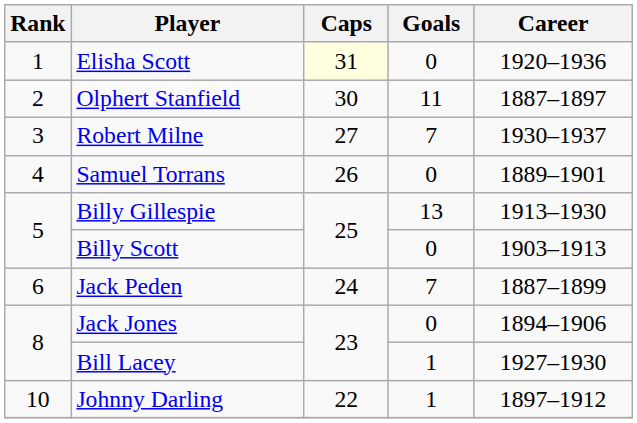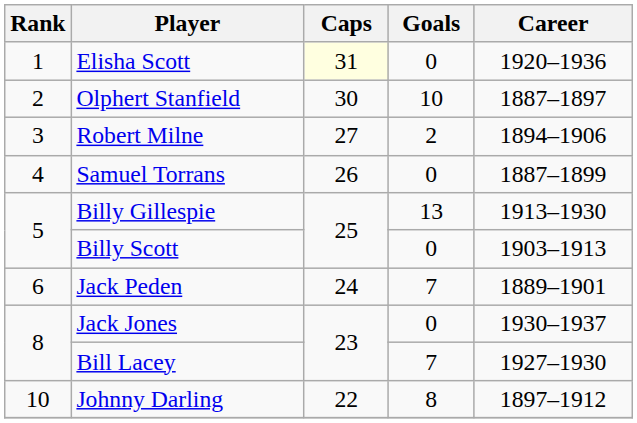(431, 98) 11 -> (431, 98) 10
(431, 135) 7 -> (431, 135) 2
(553, 135) 1930–1937 -> (553, 135) 1894–1906
(553, 173) 1889–1901 -> (553, 173) 1887–1899
(553, 286) 1887–1899 -> (553, 286) 1889–1901
(553, 323) 1894–1906 -> (553, 323) 1930–1937
(431, 361) 1 -> (431, 361) 7
(431, 398) 1 -> (431, 398) 8
